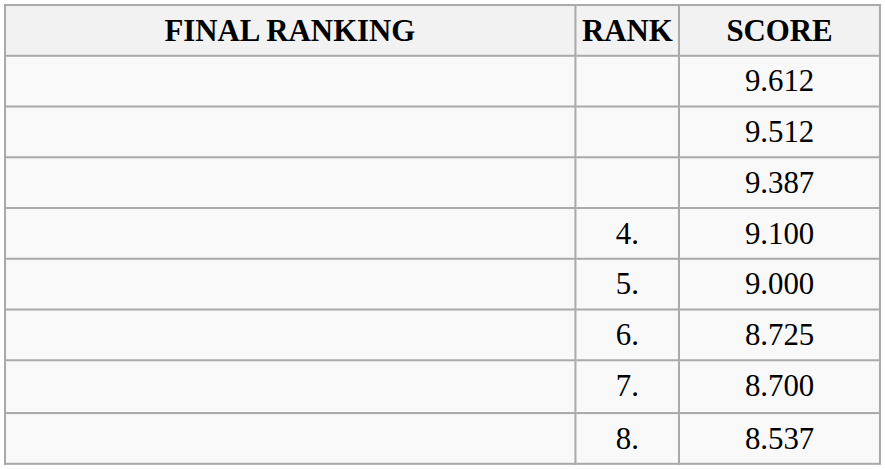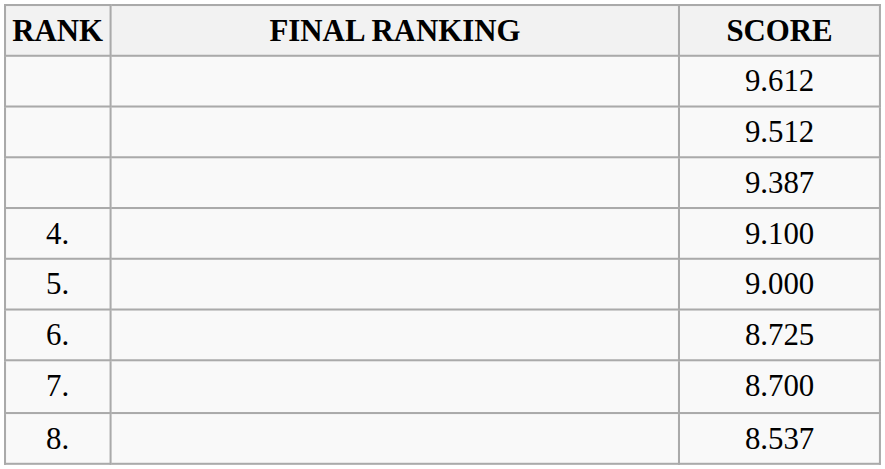columns swapped: (627, 30) <-> (290, 30)
